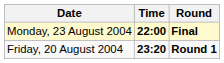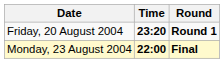rows swapped: (65, 49) <-> (69, 31)
